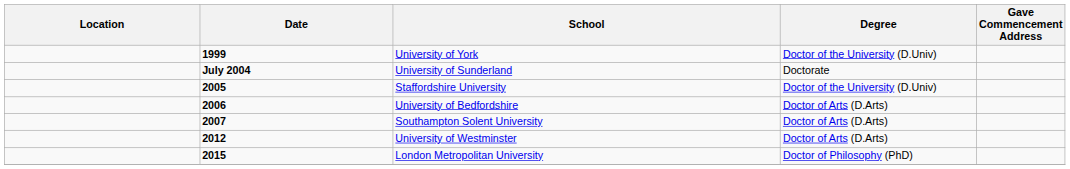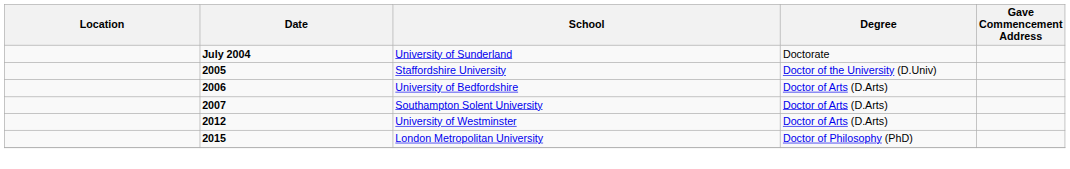- row: (437, 54)
